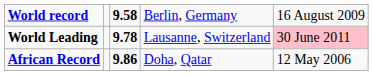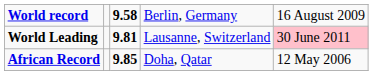(125, 37) 9.78 -> (125, 37) 9.81
(125, 59) 9.86 -> (125, 59) 9.85
